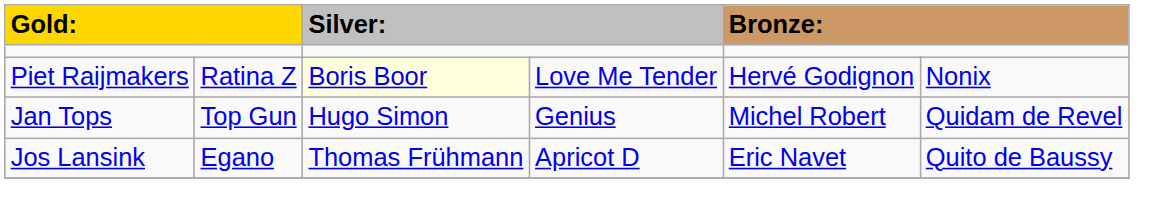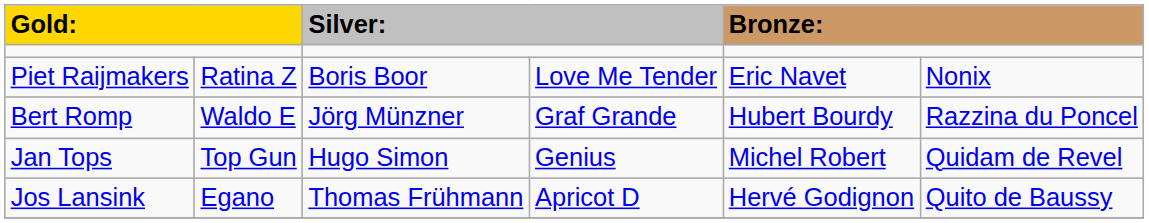(368, 76) lightyellow background -> (368, 76) no background
(821, 76) Hervé Godignon -> (787, 76) Eric Navet
+ row: (71, 117)
(787, 157) Eric Navet -> (821, 197) Hervé Godignon
